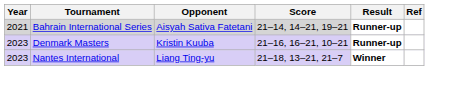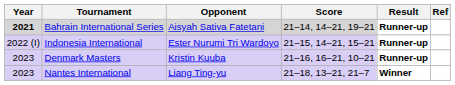(17, 27) normal -> (23, 27) bold
+ row: (93, 42)
